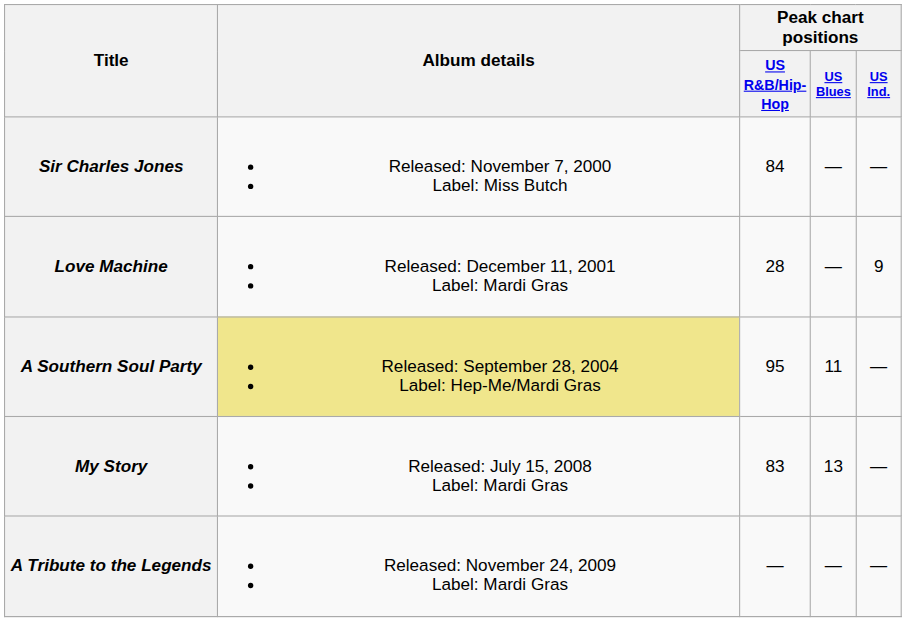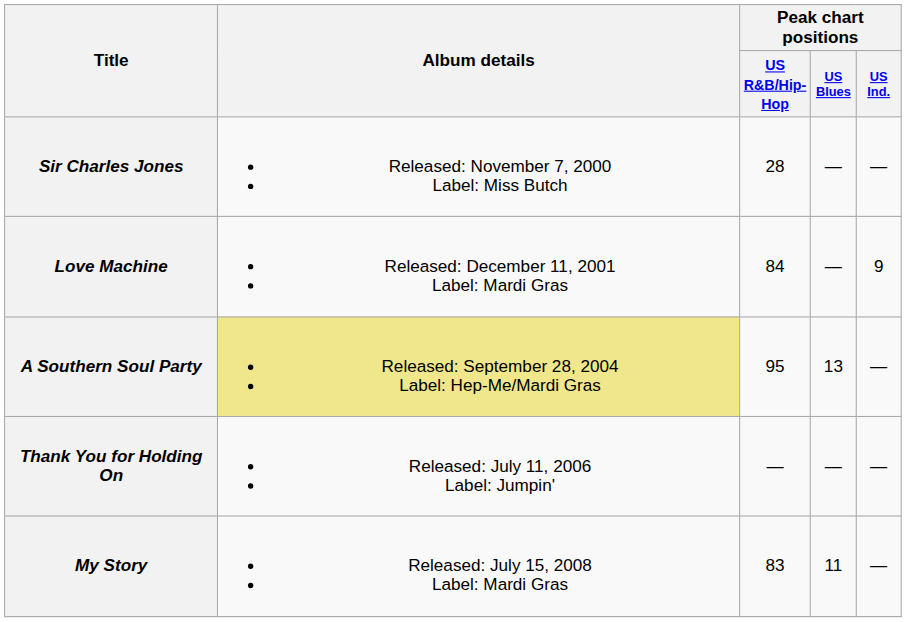(775, 166) 84 -> (775, 166) 28
(775, 266) 28 -> (775, 266) 84
(833, 366) 11 -> (833, 366) 13
+ row: (111, 466)
(833, 466) 13 -> (833, 566) 11
- row: (111, 566)
